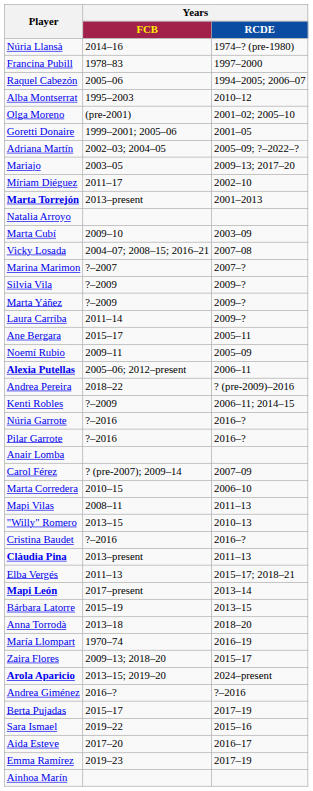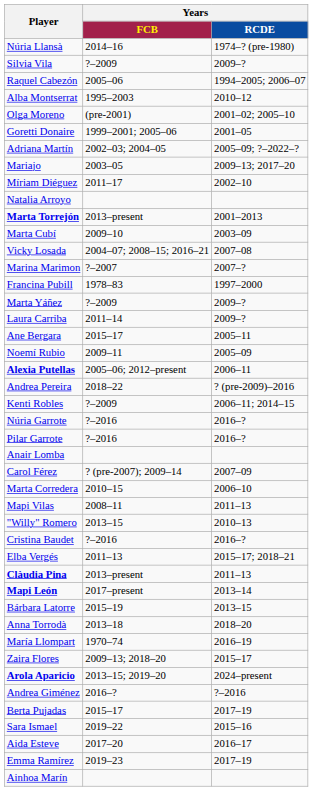rows swapped: (40, 64) <-> (29, 285)
rows swapped: (43, 200) <-> (39, 217)
rows swapped: (37, 557) <-> (32, 574)
